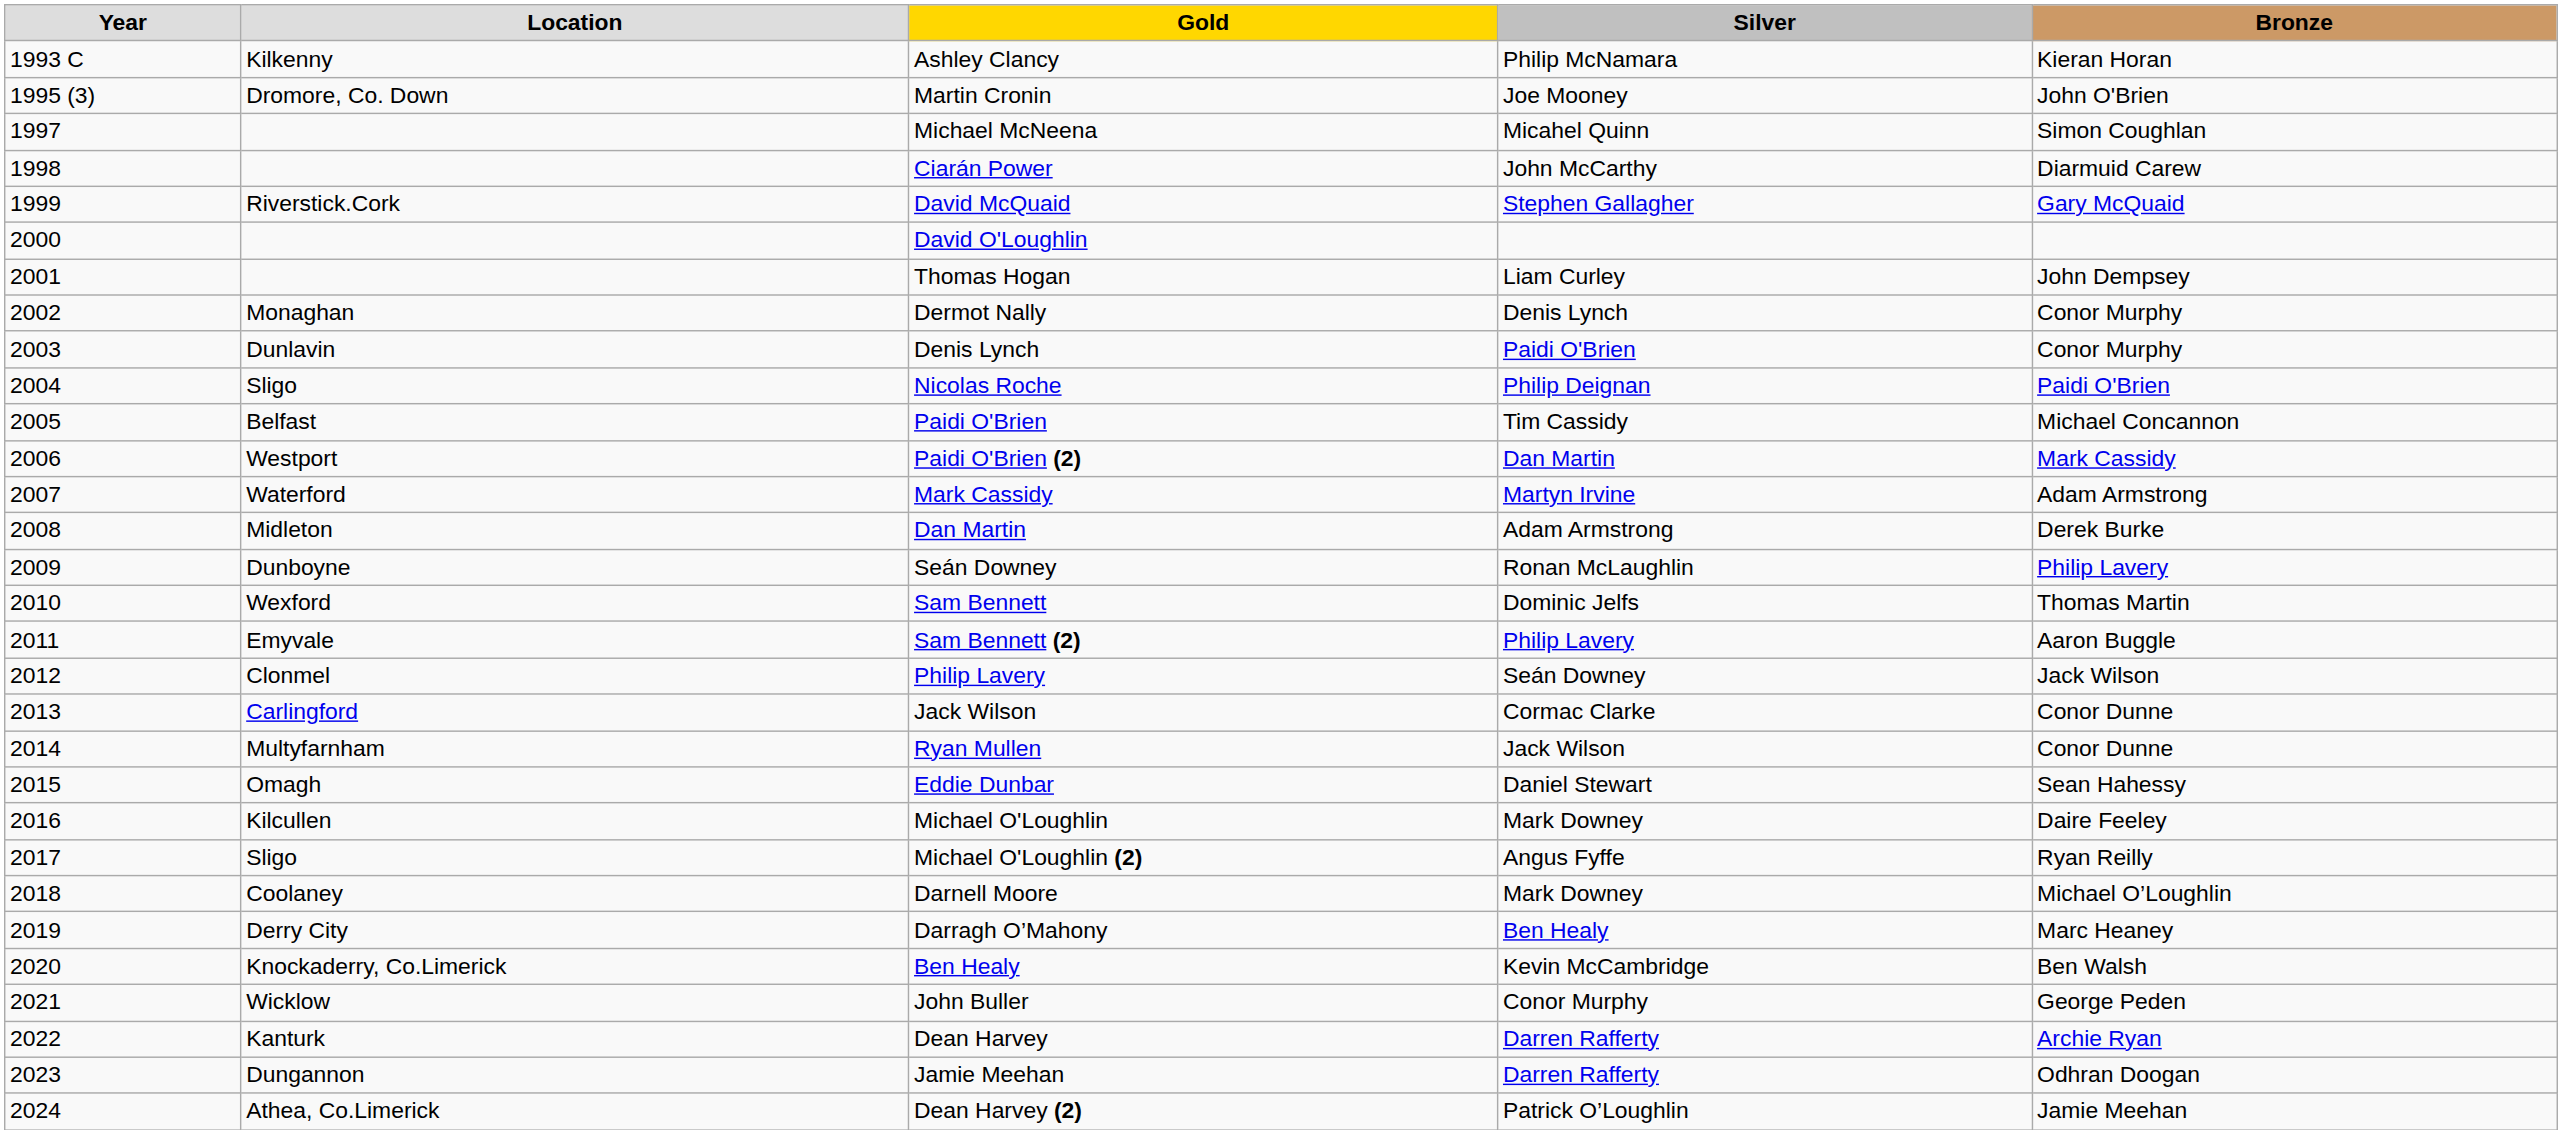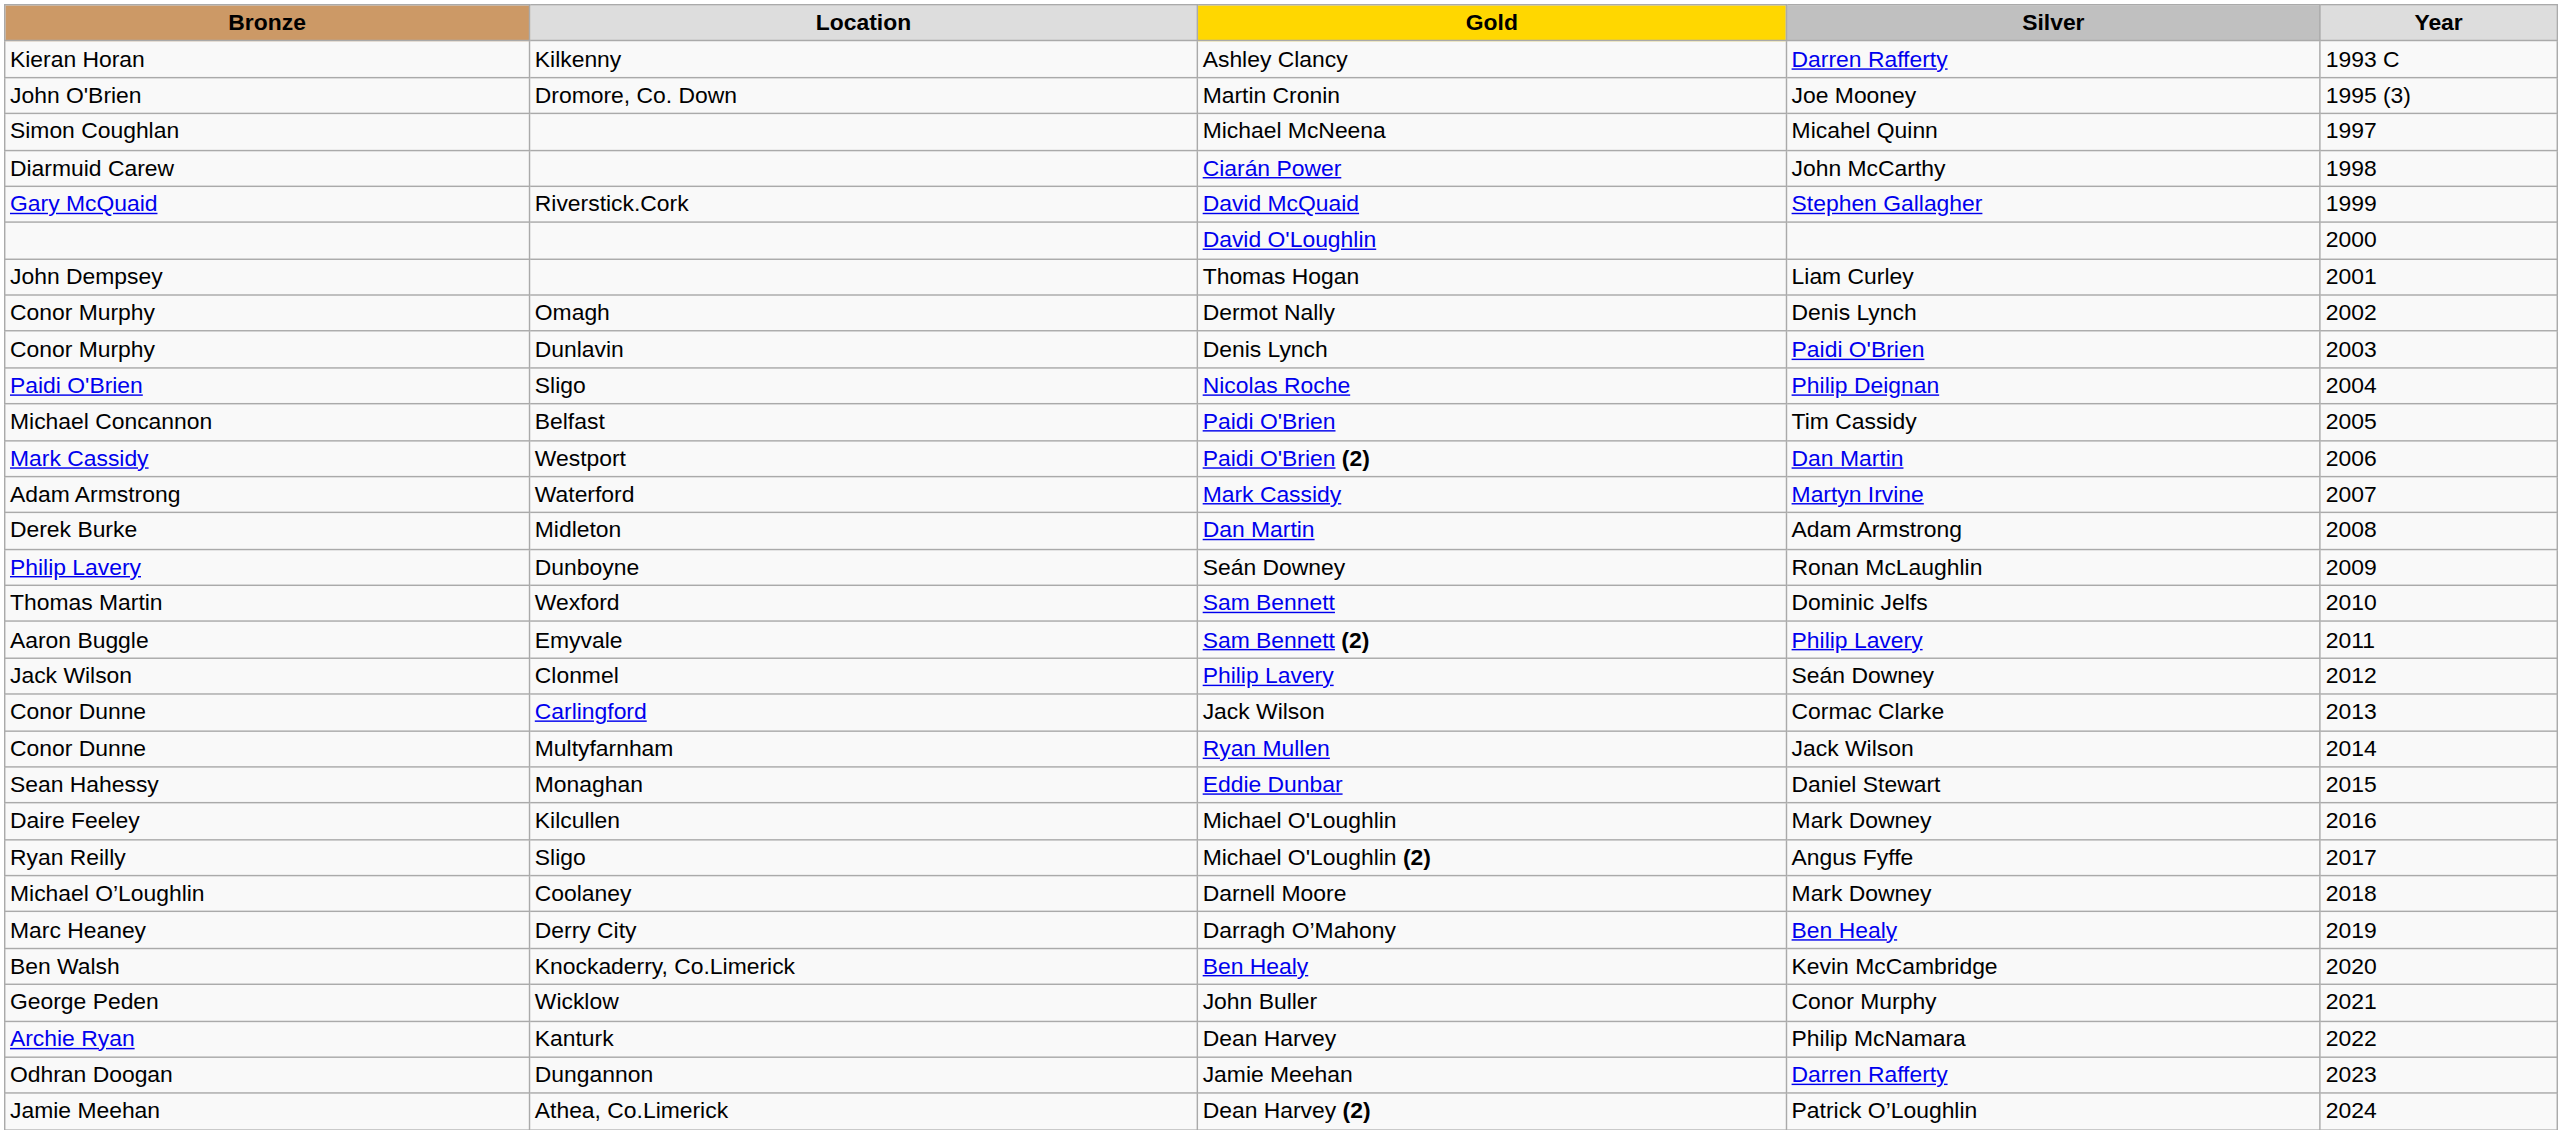columns swapped: (123, 22) <-> (2294, 22)
(1590, 58) Philip McNamara -> (1870, 58) Darren Rafferty
(300, 312) Monaghan -> (572, 312) Omagh
(284, 784) Omagh -> (589, 784) Monaghan
(1581, 1038) Darren Rafferty -> (1879, 1038) Philip McNamara
